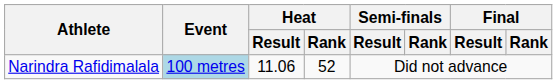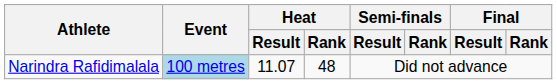(276, 67) 11.06 -> (276, 67) 11.07
(327, 67) 52 -> (327, 67) 48
